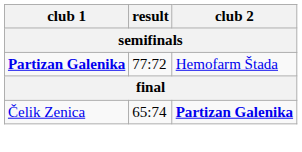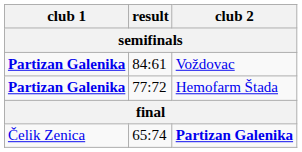+ row: (205, 64)
